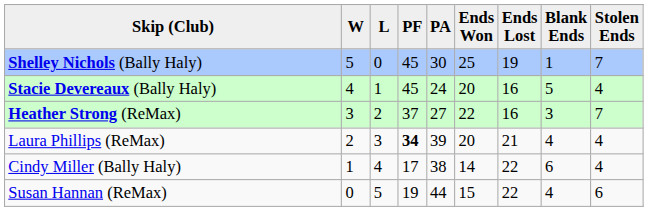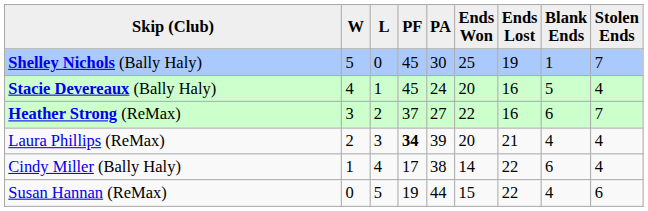(549, 114) 3 -> (549, 114) 6
